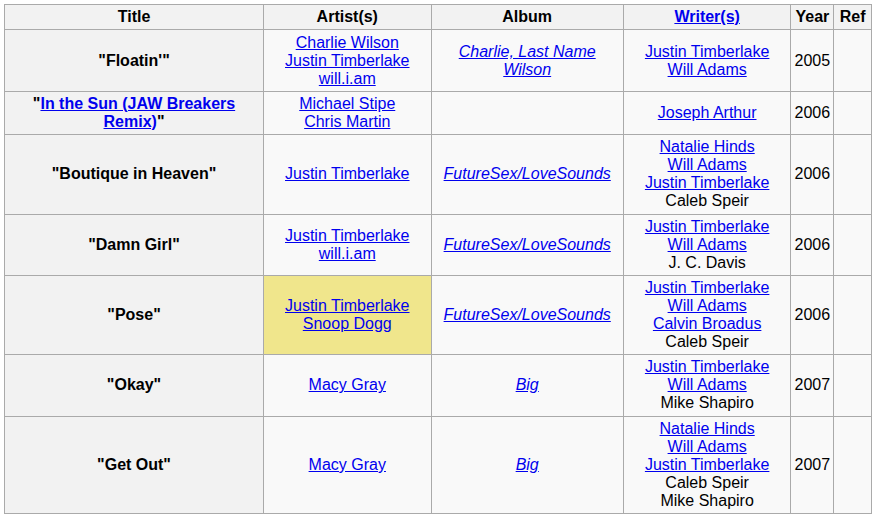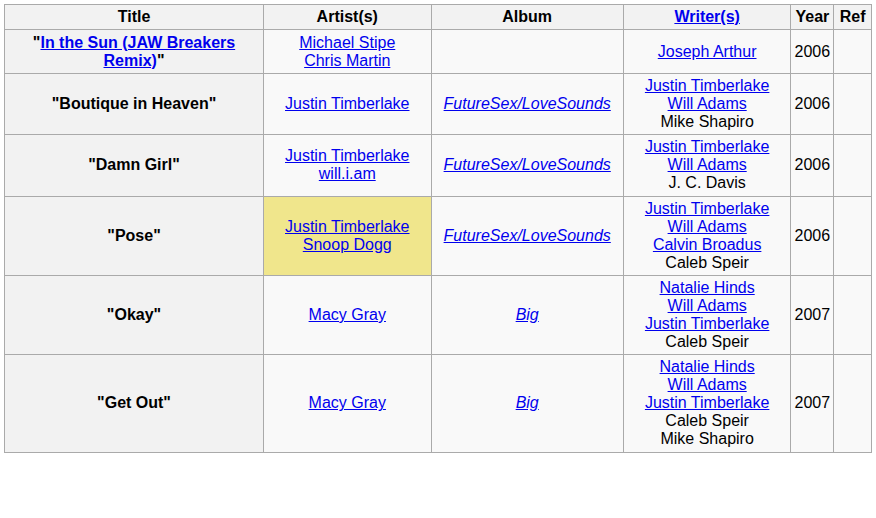- row: (134, 60)
(707, 174) Natalie Hinds Will Adams Justin Timberlake Caleb Speir -> (707, 103) Justin Timberlake Will Adams Mike Shapiro
(707, 385) Justin Timberlake Will Adams Mike Shapiro -> (707, 315) Natalie Hinds Will Adams Justin Timberlake Caleb Speir
